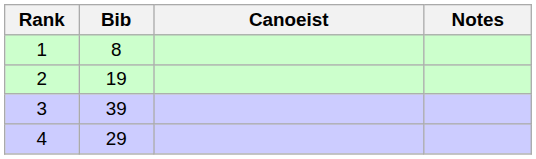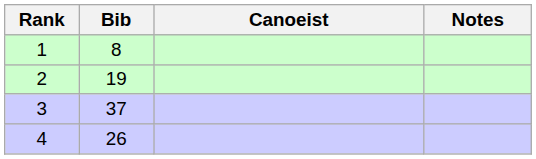(116, 109) 39 -> (116, 109) 37
(116, 139) 29 -> (116, 139) 26
